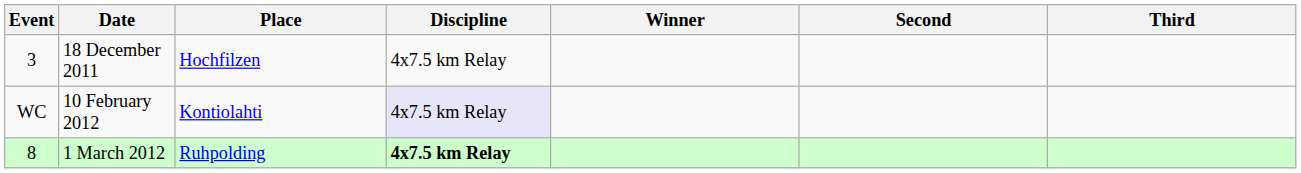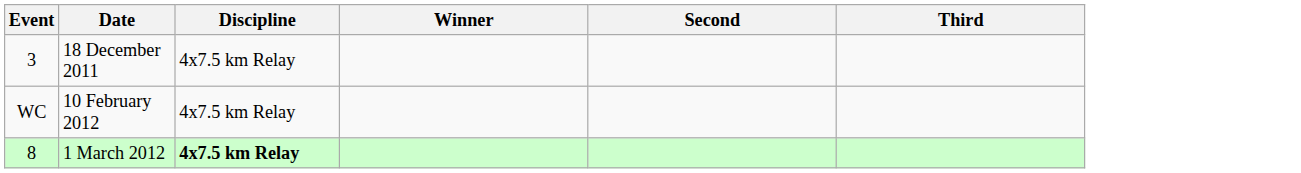- column: (281, 19)
(449, 112) lavender background -> (237, 112) no background
